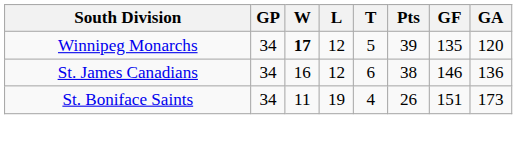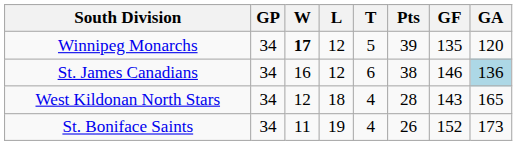(491, 72) no background -> (491, 72) lightblue background
+ row: (128, 99)
(450, 99) 151 -> (450, 126) 152
